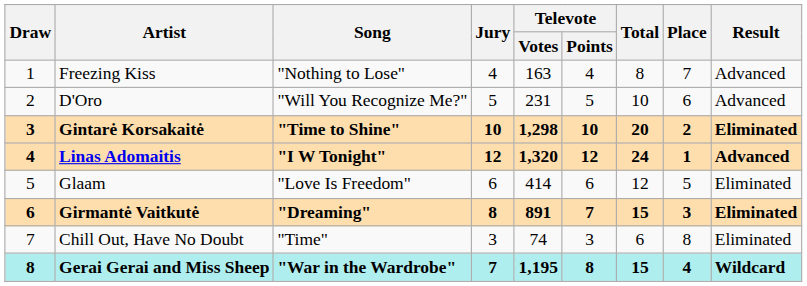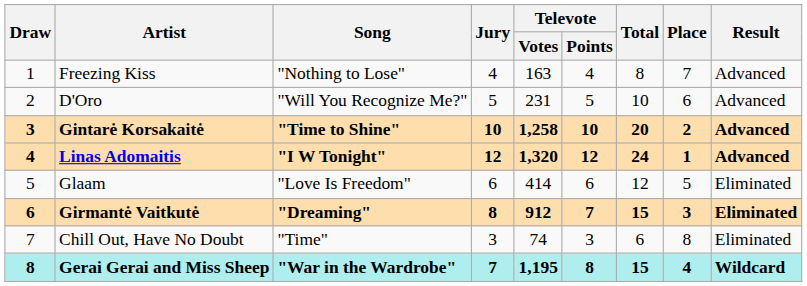(538, 128) 1,298 -> (538, 128) 1,258
(756, 128) Eliminated -> (752, 128) Advanced
(538, 211) 891 -> (538, 211) 912
